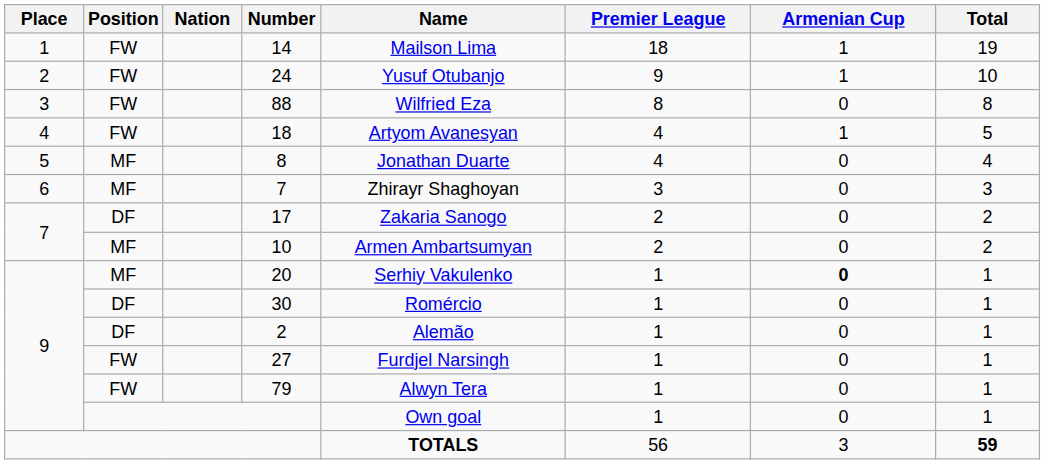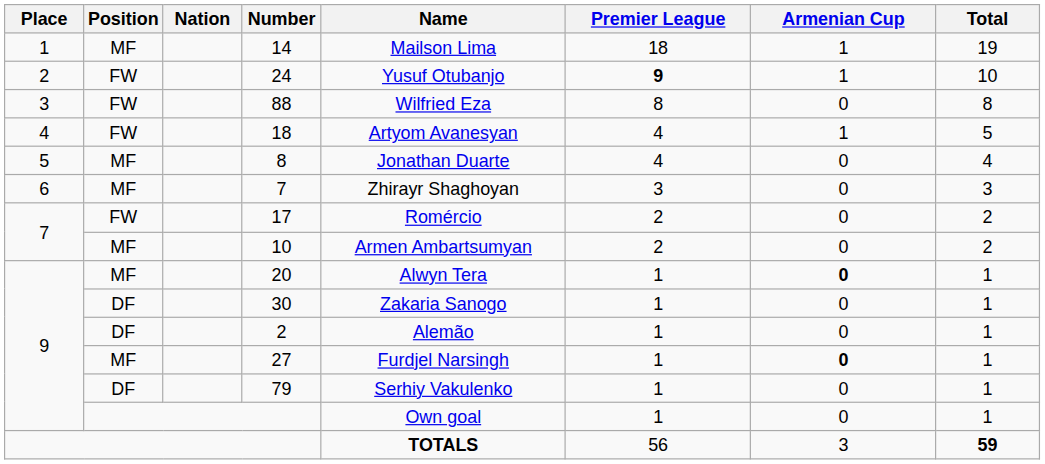(123, 47) FW -> (123, 47) MF
(658, 76) normal -> (658, 76) bold
(123, 218) DF -> (123, 218) FW
(443, 218) Zakaria Sanogo -> (443, 218) Romércio
(443, 275) Serhiy Vakulenko -> (443, 275) Alwyn Tera
(443, 303) Romércio -> (443, 303) Zakaria Sanogo
(123, 360) FW -> (123, 360) MF
(843, 360) normal -> (843, 360) bold
(123, 388) FW -> (123, 388) DF
(443, 388) Alwyn Tera -> (443, 388) Serhiy Vakulenko
